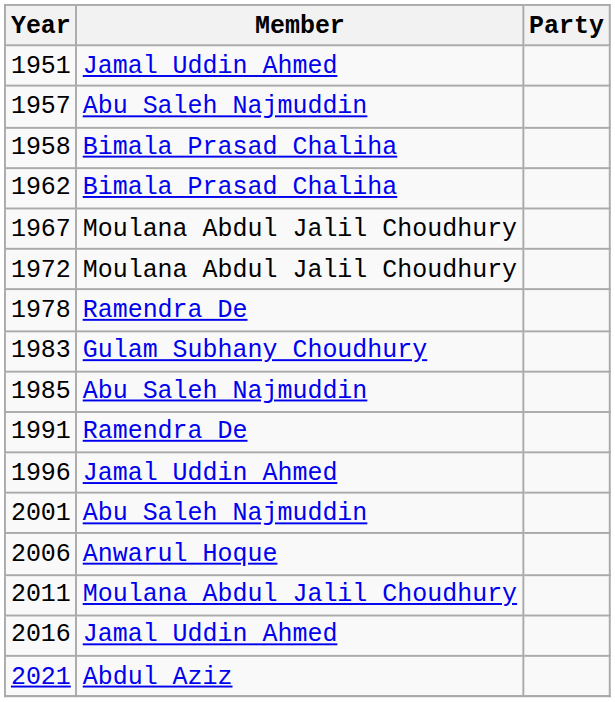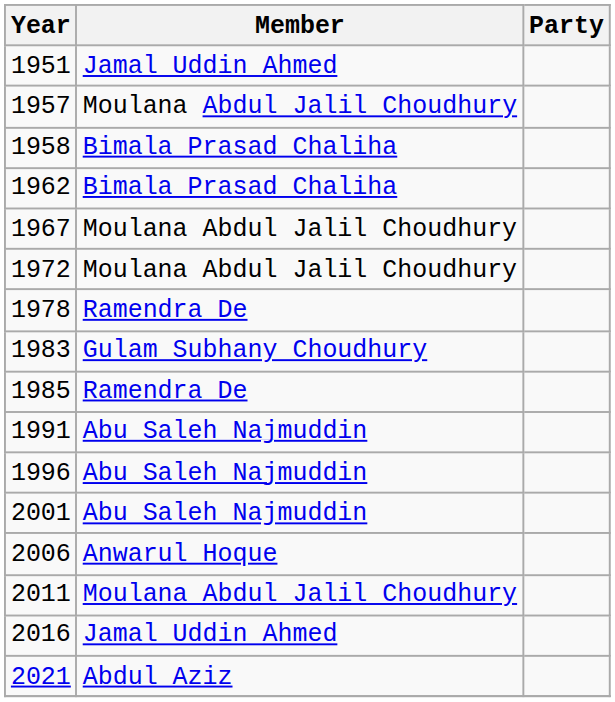(225, 107) Abu Saleh Najmuddin -> (300, 107) Moulana Abdul Jalil Choudhury
(225, 391) Abu Saleh Najmuddin -> (165, 391) Ramendra De
(165, 432) Ramendra De -> (225, 432) Abu Saleh Najmuddin
(210, 473) Jamal Uddin Ahmed -> (225, 473) Abu Saleh Najmuddin
